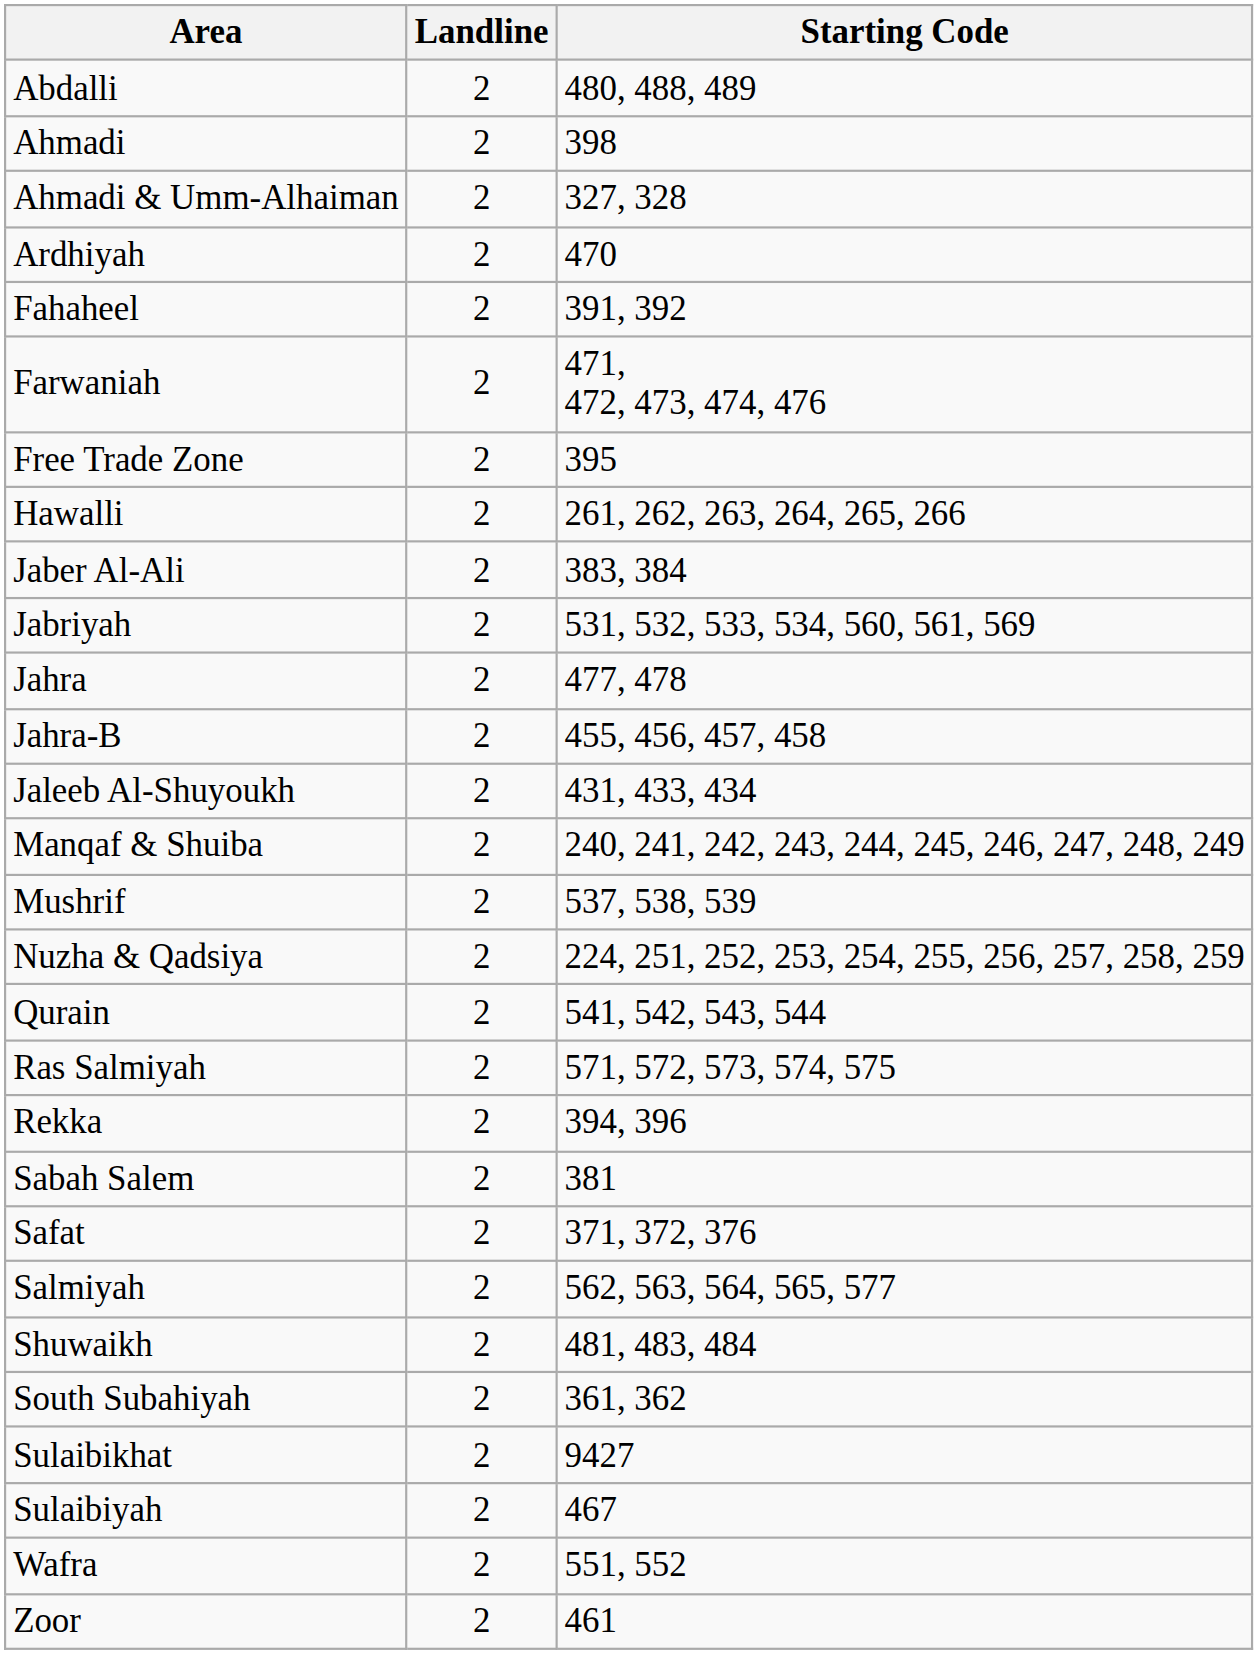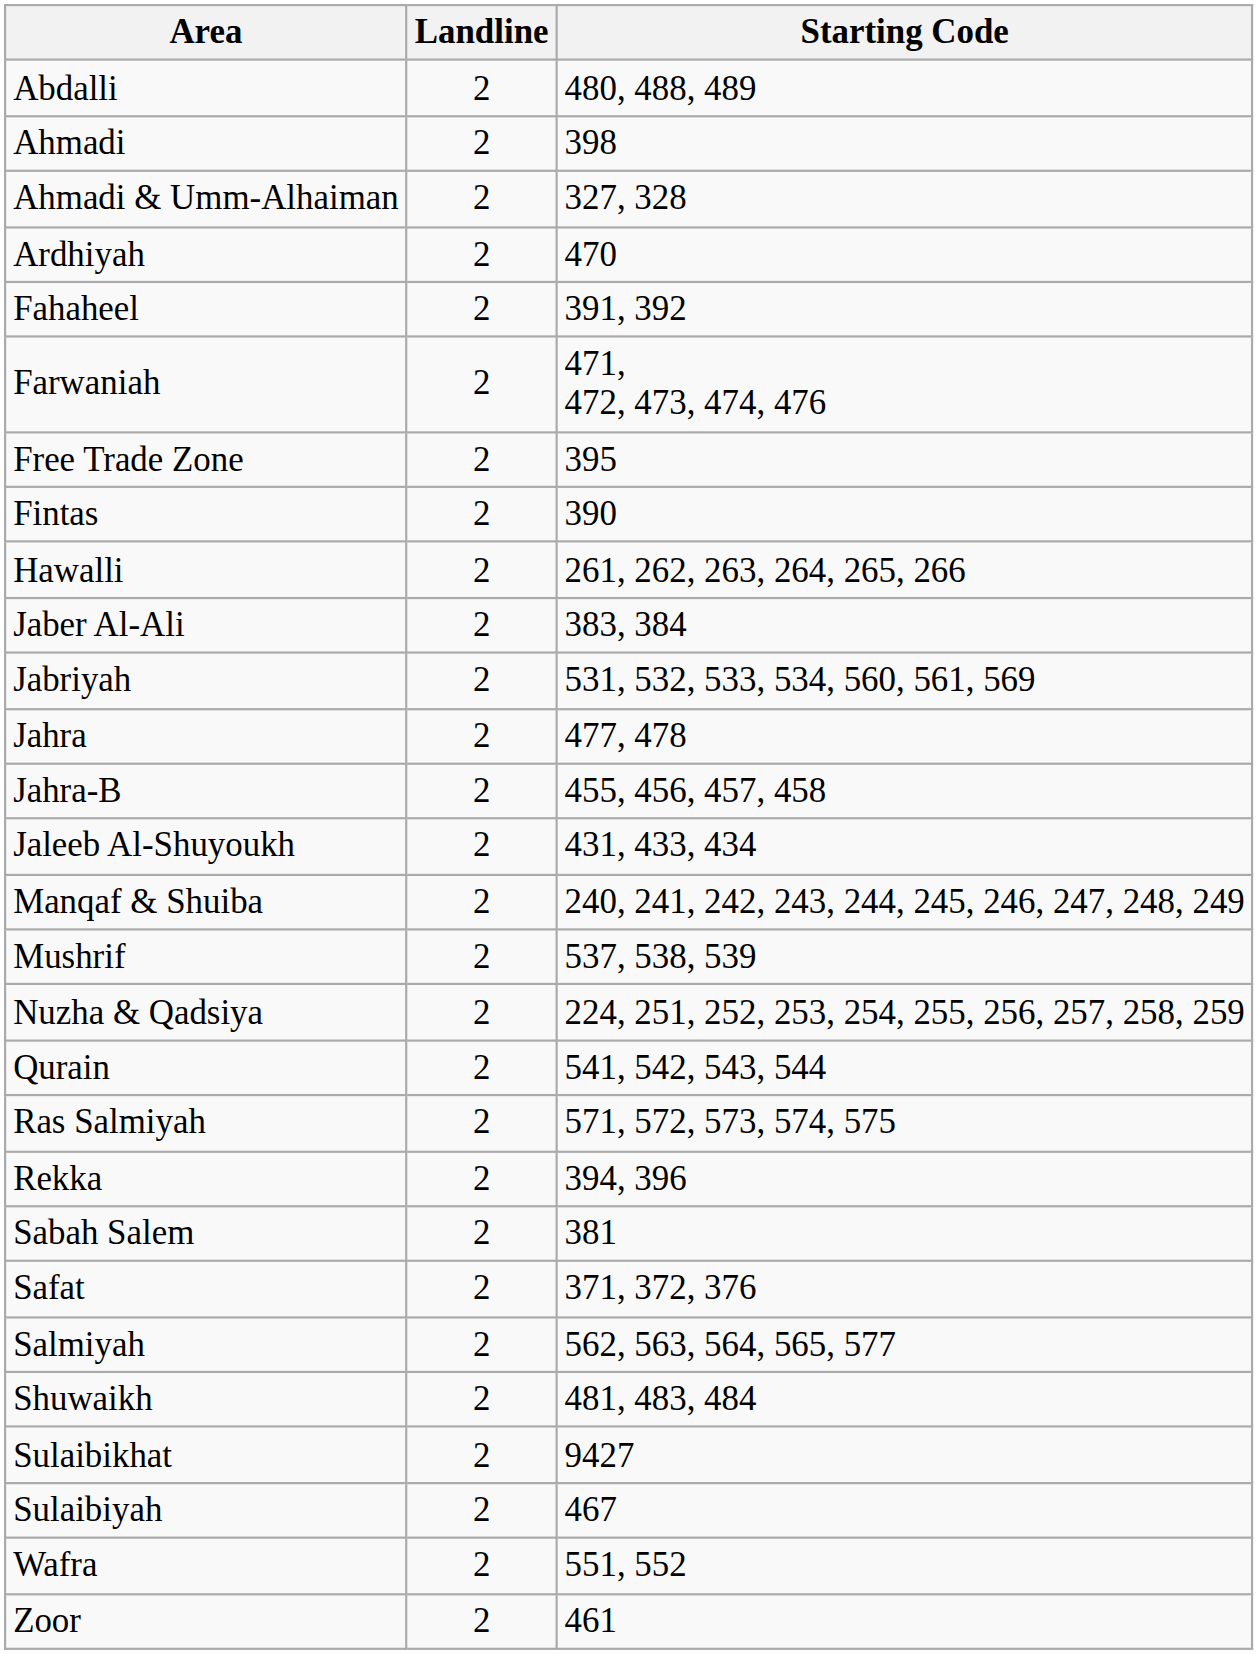+ row: (56, 513)
- row: (132, 1399)
